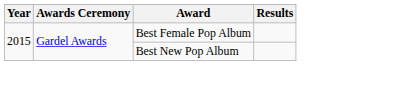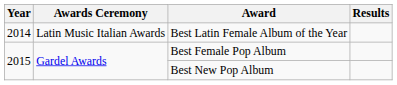+ row: (259, 32)
